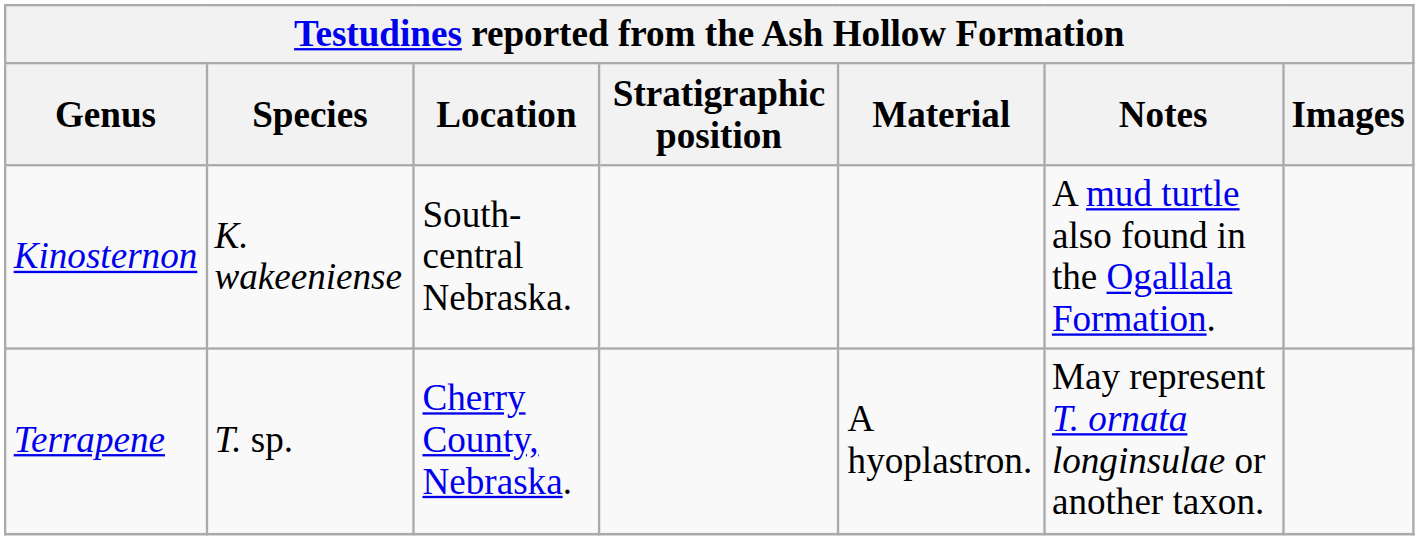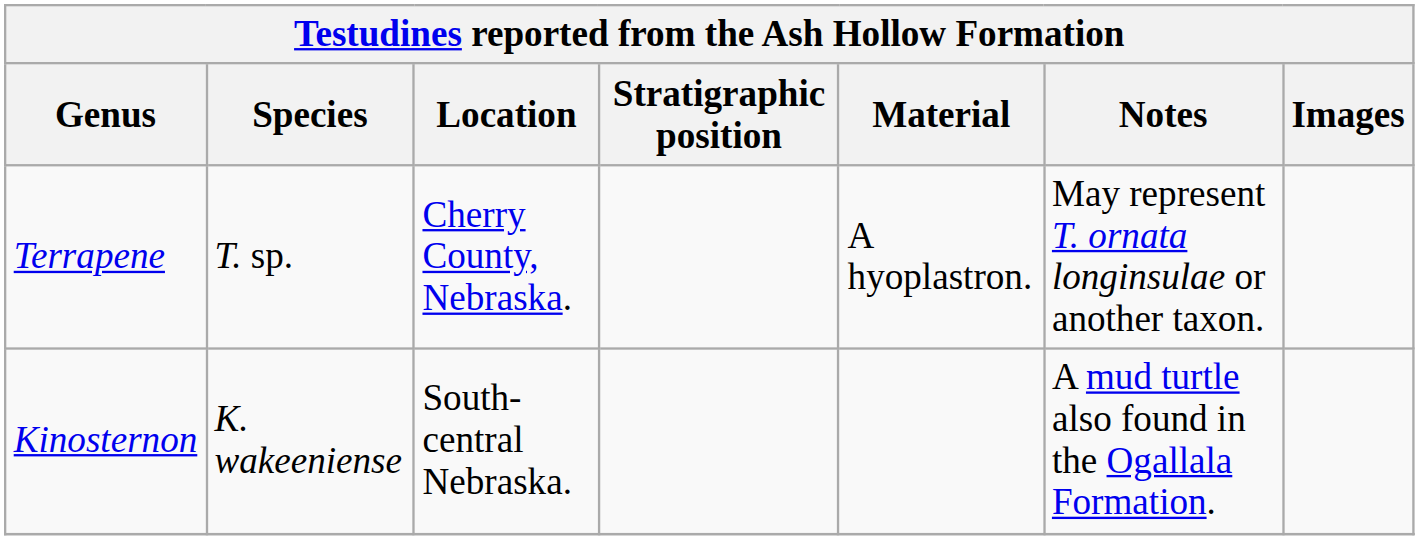rows swapped: (106, 256) <-> (89, 440)
